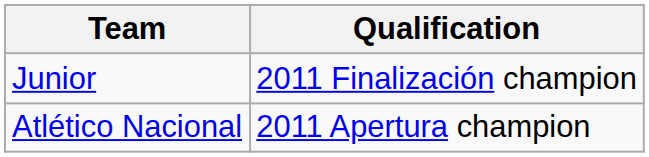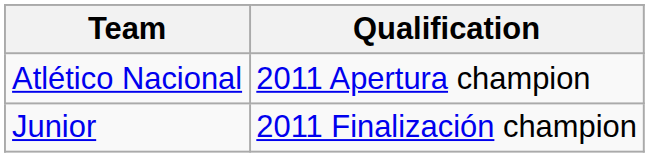rows swapped: (127, 126) <-> (54, 77)
